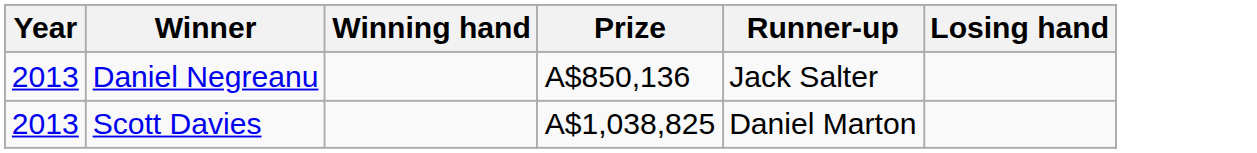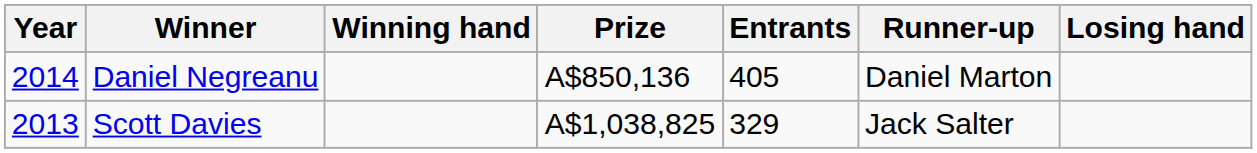+ column: (790, 28)
(45, 76) 2013 -> (45, 76) 2014
(804, 76) Jack Salter -> (959, 76) Daniel Marton
(823, 123) Daniel Marton -> (939, 123) Jack Salter
